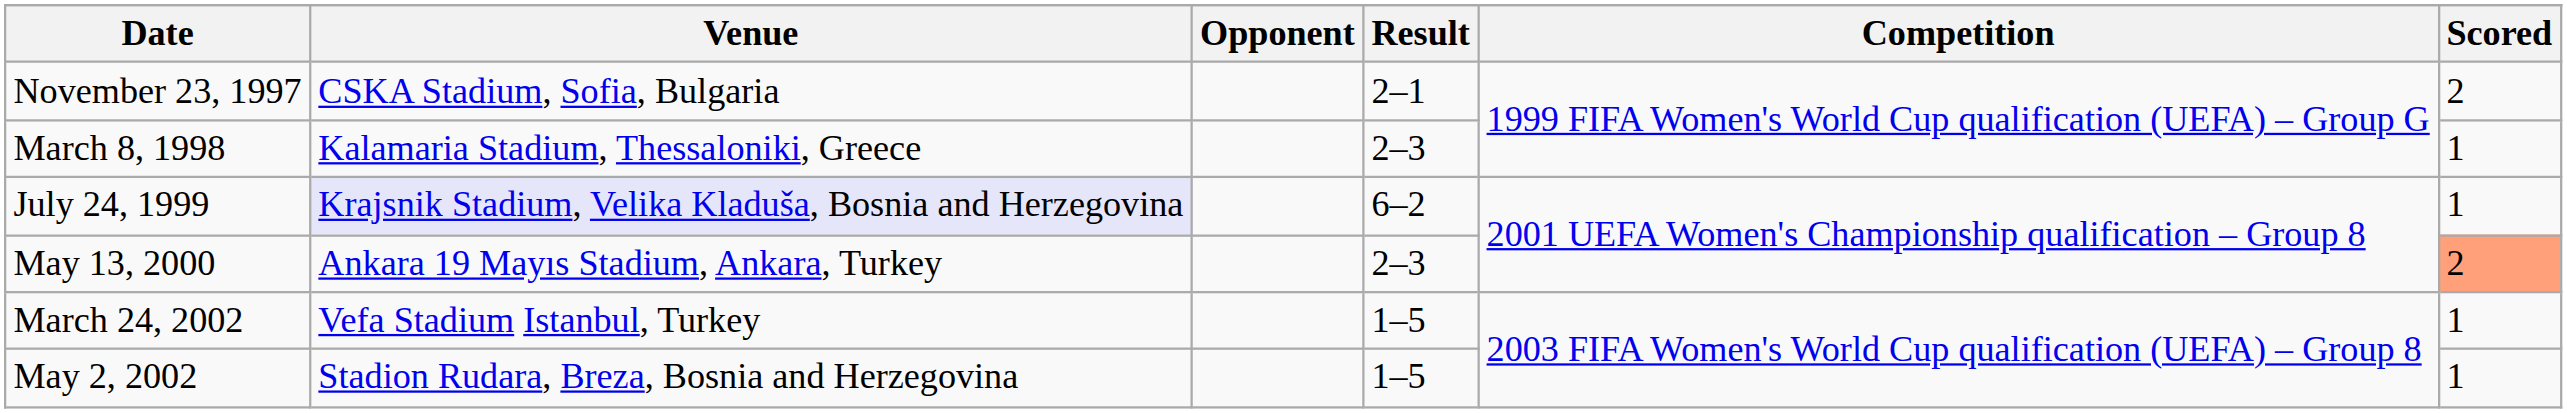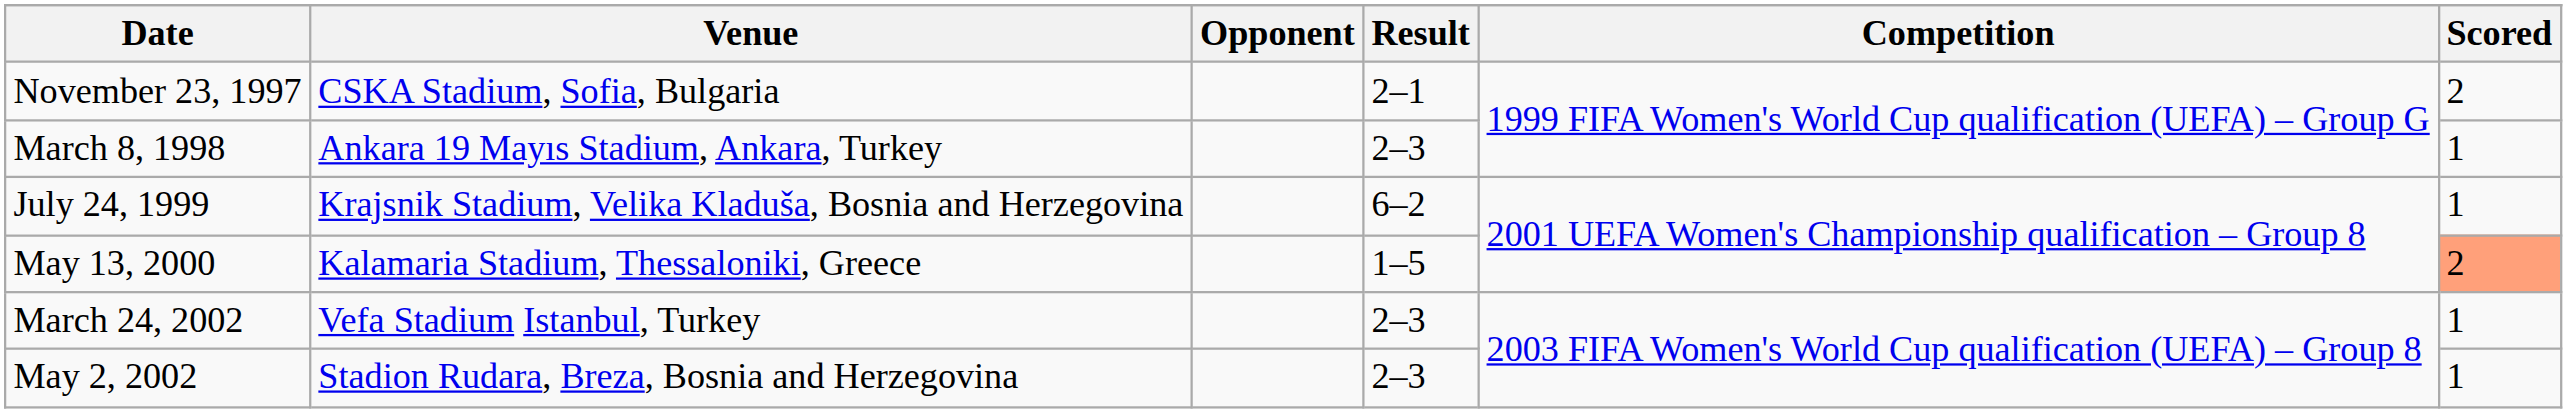(620, 147) Kalamaria Stadium, Thessaloniki, Greece -> (630, 147) Ankara 19 Mayıs Stadium, Ankara, Turkey
(751, 205) lavender background -> (751, 205) no background
(630, 262) Ankara 19 Mayıs Stadium, Ankara, Turkey -> (620, 262) Kalamaria Stadium, Thessaloniki, Greece
(1399, 262) 2–3 -> (1399, 262) 1–5
(1399, 319) 1–5 -> (1399, 319) 2–3
(1399, 377) 1–5 -> (1399, 377) 2–3
